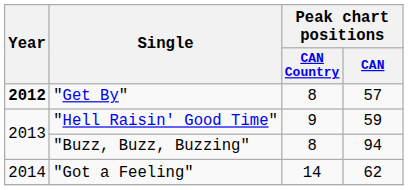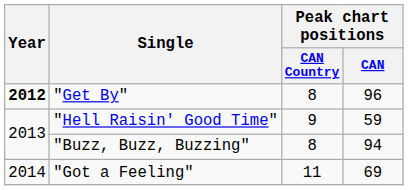(373, 96) 57 -> (373, 96) 96
(312, 172) 14 -> (312, 172) 11
(373, 172) 62 -> (373, 172) 69
